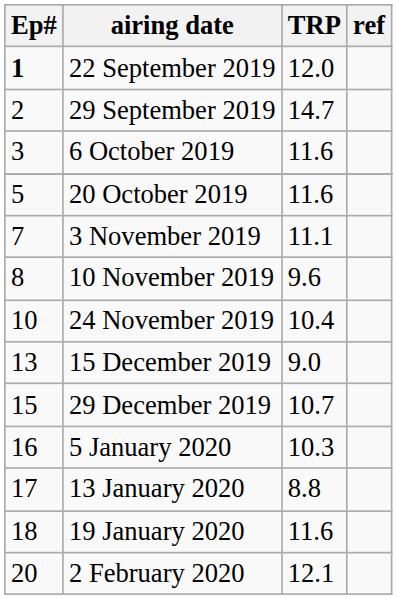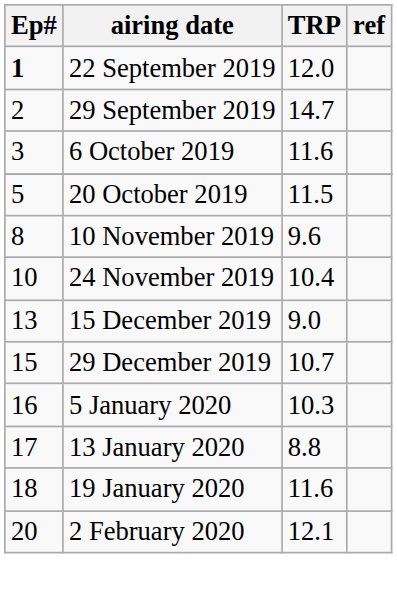(311, 194) 11.6 -> (311, 194) 11.5
- row: (165, 236)
